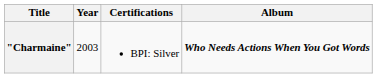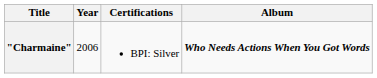(87, 47) 2003 -> (87, 47) 2006
